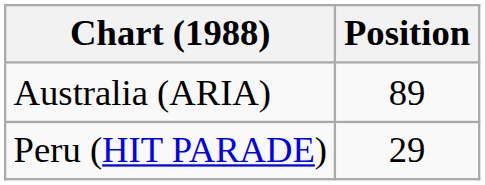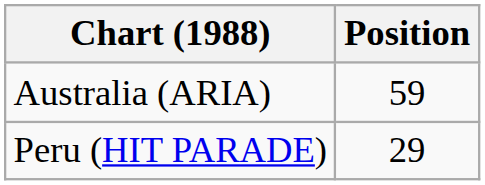(407, 91) 89 -> (407, 91) 59
